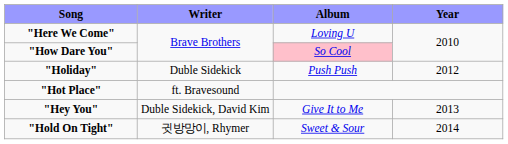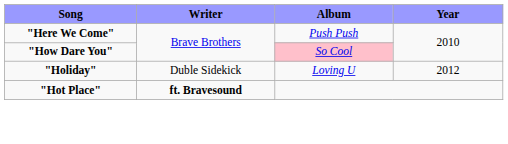(333, 33) Loving U -> (334, 33) Push Push
(333, 70) Push Push -> (334, 70) Loving U
(205, 90) normal -> (206, 90) bold
- row: (71, 108)
- row: (71, 128)
